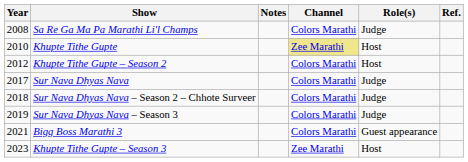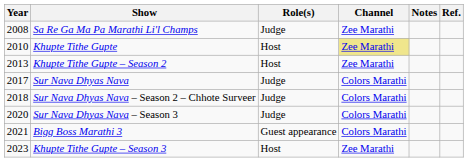columns swapped: (399, 13) <-> (273, 13)
(324, 30) Colors Marathi -> (368, 30) Zee Marathi
(18, 64) 2012 -> (18, 64) 2013
(324, 64) Colors Marathi -> (368, 64) Zee Marathi
(18, 115) 2019 -> (18, 115) 2020
